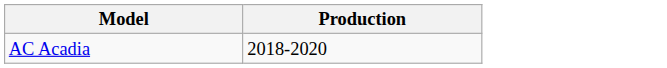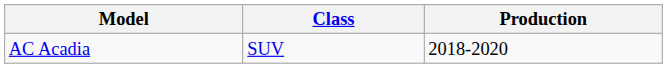+ column: (334, 19)
